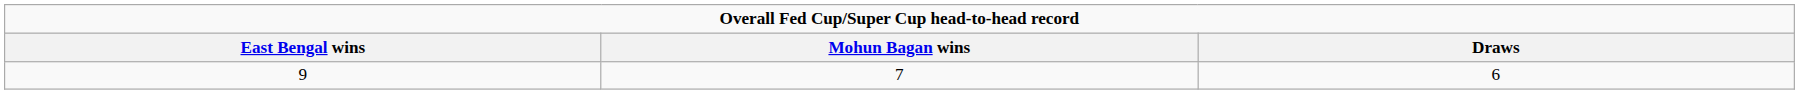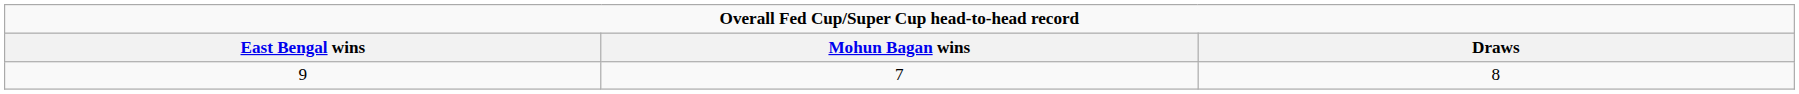(1496, 75) 6 -> (1496, 75) 8
